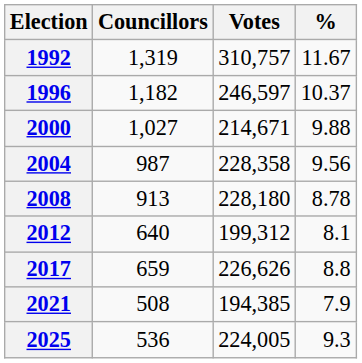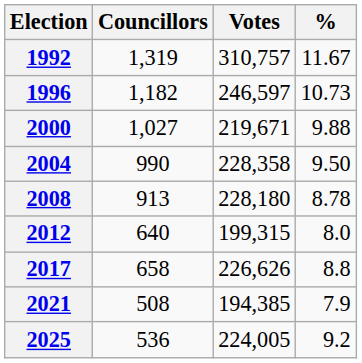(326, 92) 10.37 -> (326, 92) 10.73
(254, 127) 214,671 -> (254, 127) 219,671
(153, 163) 987 -> (153, 163) 990
(331, 163) 9.56 -> (331, 163) 9.50
(254, 233) 199,312 -> (254, 233) 199,315
(337, 233) 8.1 -> (337, 233) 8.0
(153, 269) 659 -> (153, 269) 658
(337, 339) 9.3 -> (337, 339) 9.2
